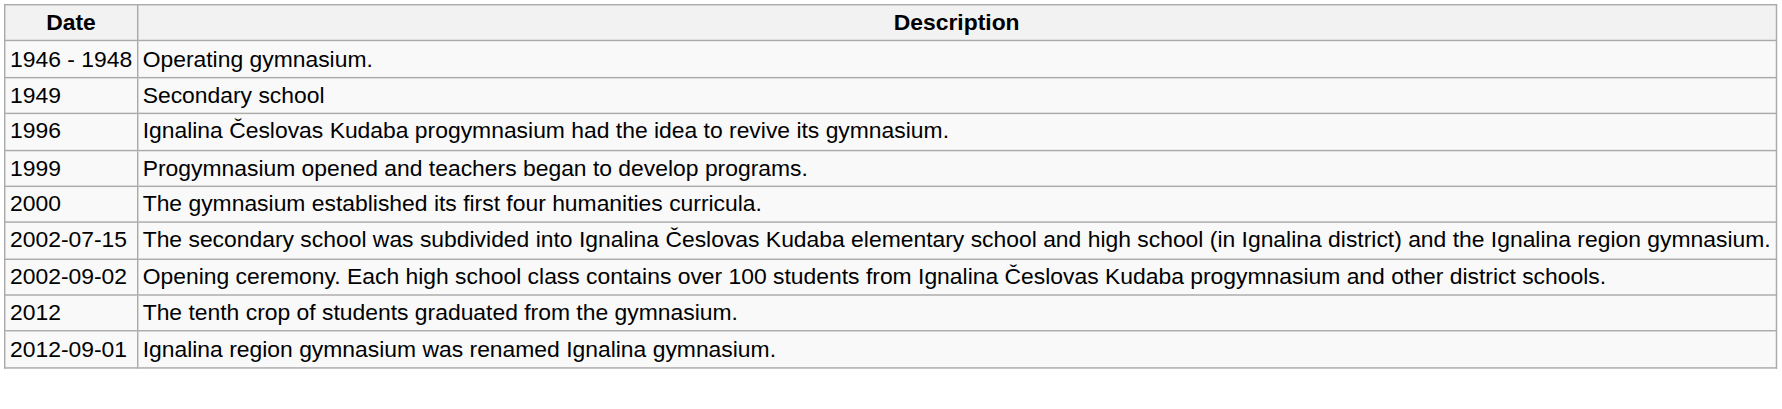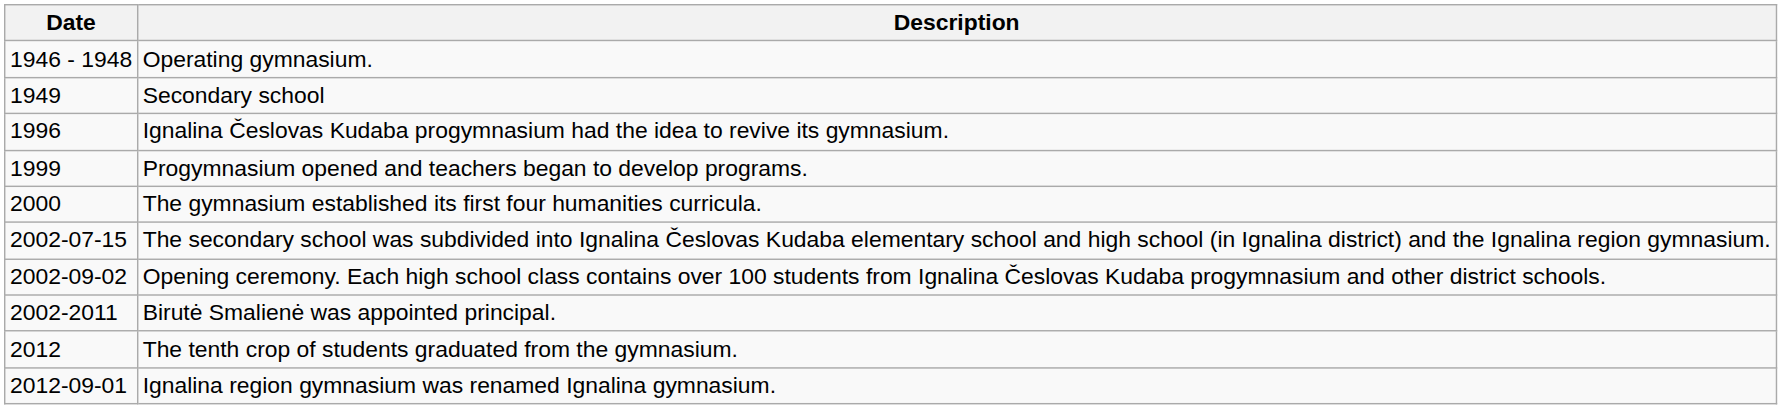+ row: (349, 312)
